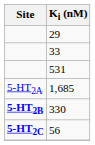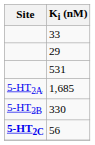rows swapped: (55, 34) <-> (55, 51)
(25, 109) bold -> (25, 109) normal
